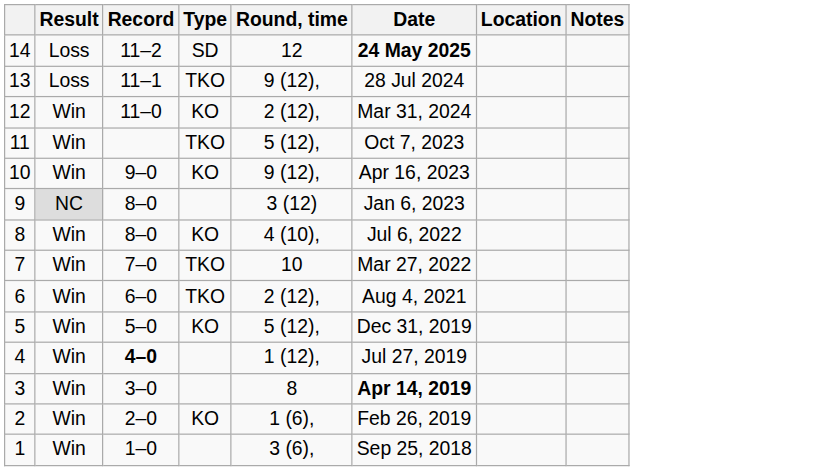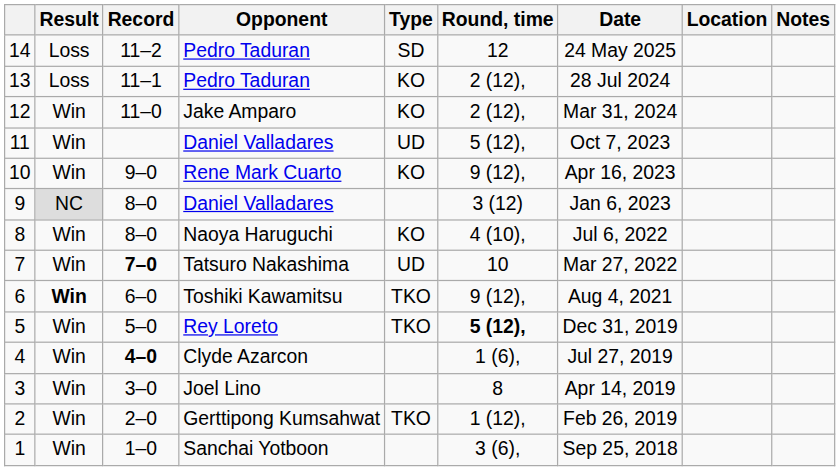+ column: (282, 19)
(414, 50) bold -> (620, 50) normal
(205, 81) TKO -> (411, 81) KO
(292, 81) 9 (12), -> (498, 81) 2 (12),
(205, 142) TKO -> (411, 142) UD
(141, 265) normal -> (141, 265) bold
(205, 265) TKO -> (411, 265) UD
(69, 296) normal -> (69, 296) bold
(292, 296) 2 (12), -> (498, 296) 9 (12),
(205, 326) KO -> (411, 326) TKO
(292, 326) normal -> (498, 326) bold
(292, 357) 1 (12), -> (498, 357) 1 (6),
(414, 388) bold -> (620, 388) normal
(205, 419) KO -> (411, 419) TKO
(292, 419) 1 (6), -> (498, 419) 1 (12),
